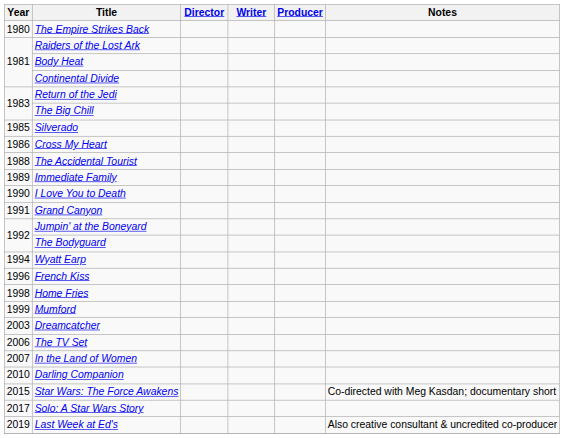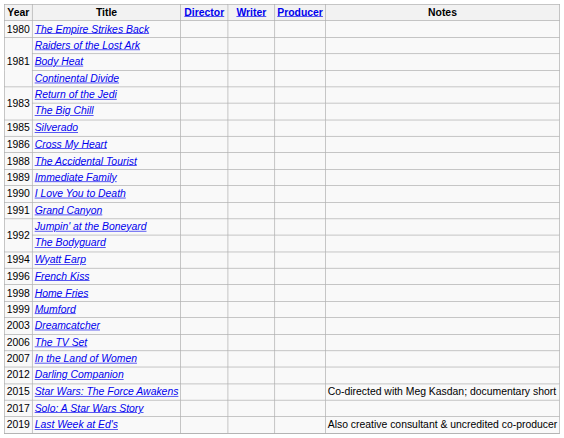(18, 375) 2010 -> (18, 375) 2012
